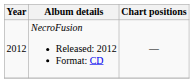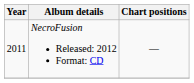(17, 49) 2012 -> (17, 49) 2011
